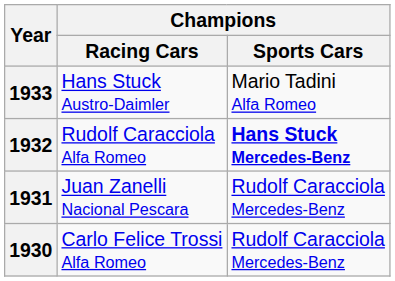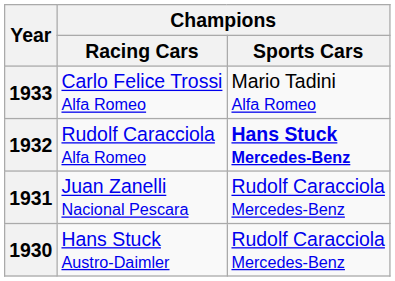(115, 93) Hans Stuck Austro-Daimler -> (142, 93) Carlo Felice Trossi Alfa Romeo
(142, 250) Carlo Felice Trossi Alfa Romeo -> (115, 250) Hans Stuck Austro-Daimler
